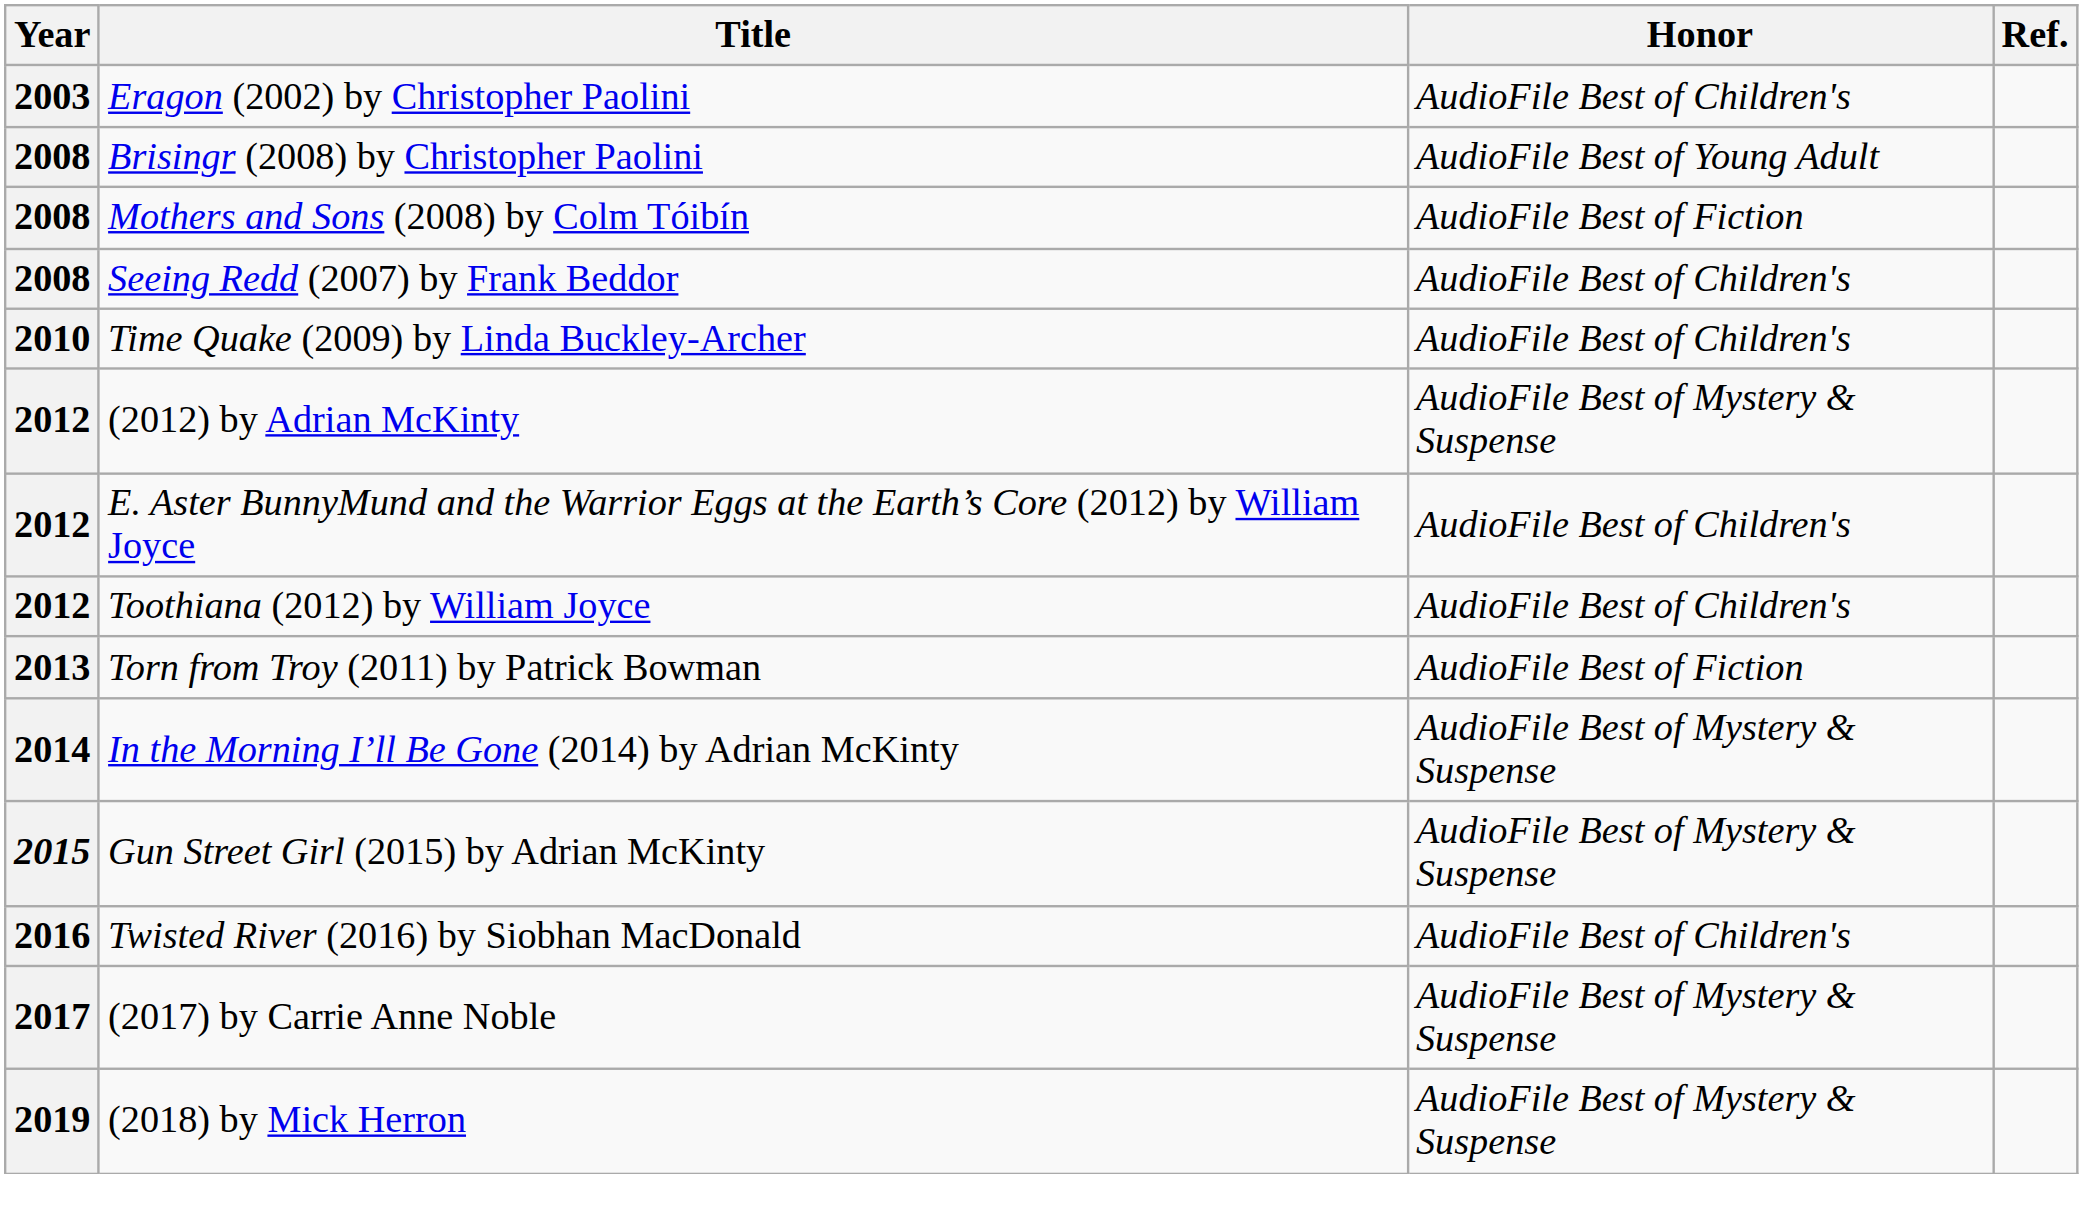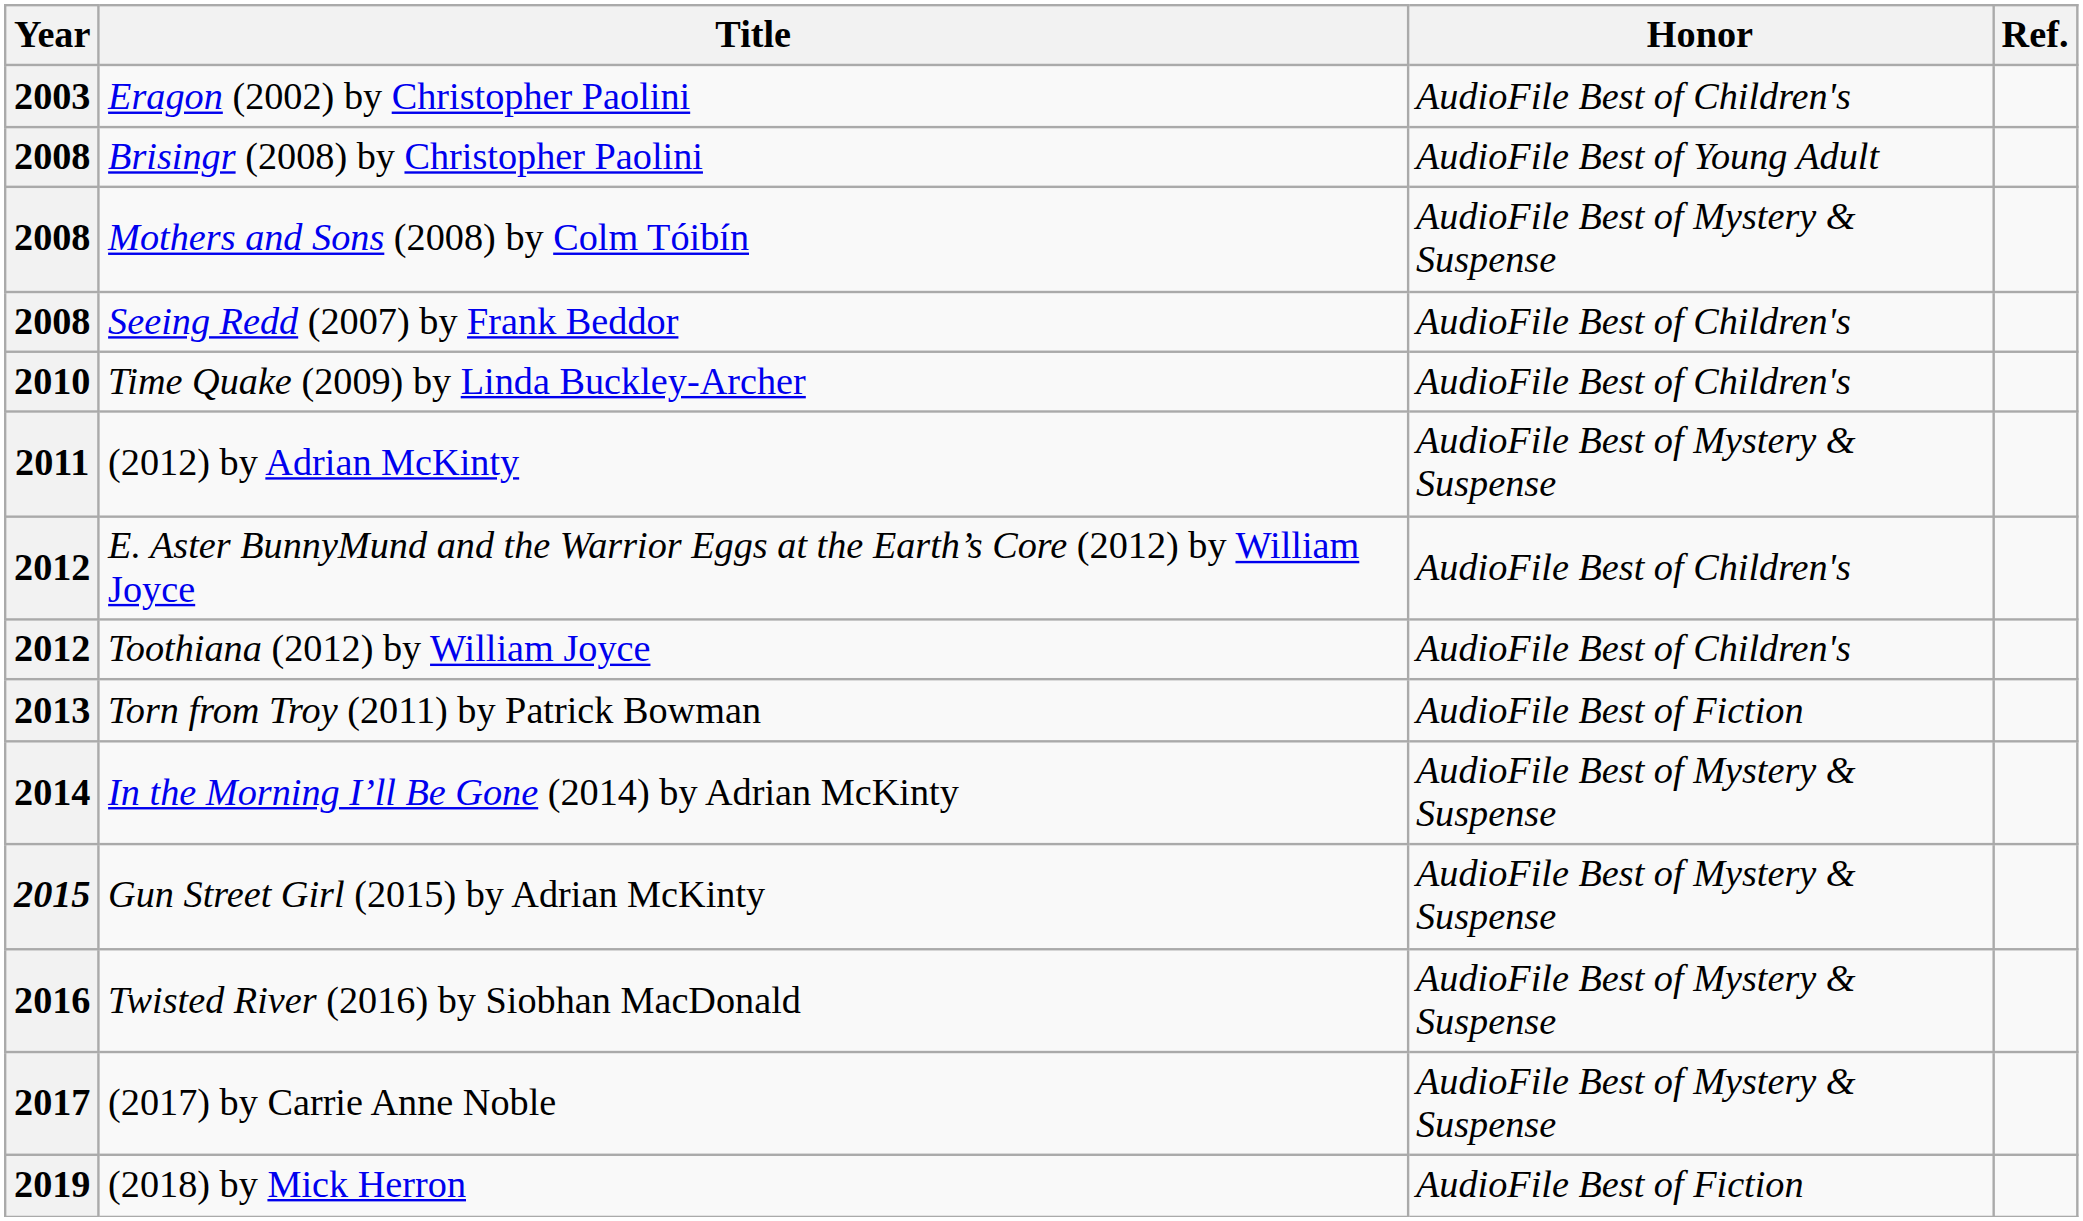(1610, 216) AudioFile Best of Fiction -> (1636, 238) AudioFile Best of Mystery & Suspense
(52, 420) 2012 -> (52, 463) 2011
(1633, 934) AudioFile Best of Children's -> (1636, 999) AudioFile Best of Mystery & Suspense
(1636, 1120) AudioFile Best of Mystery & Suspense -> (1610, 1185) AudioFile Best of Fiction
